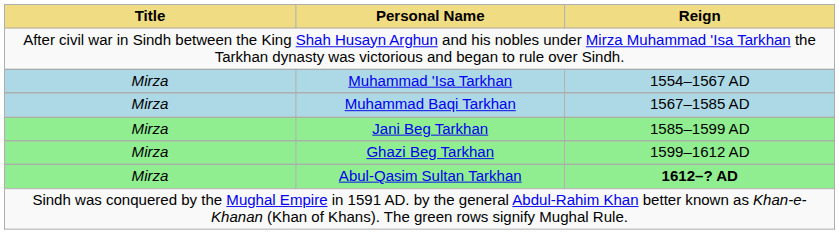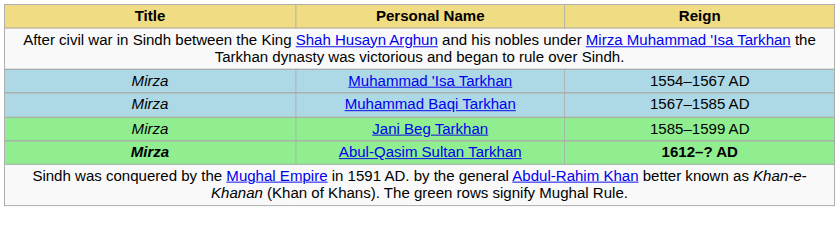- row: (430, 152)
(150, 176) normal -> (150, 152) bold
